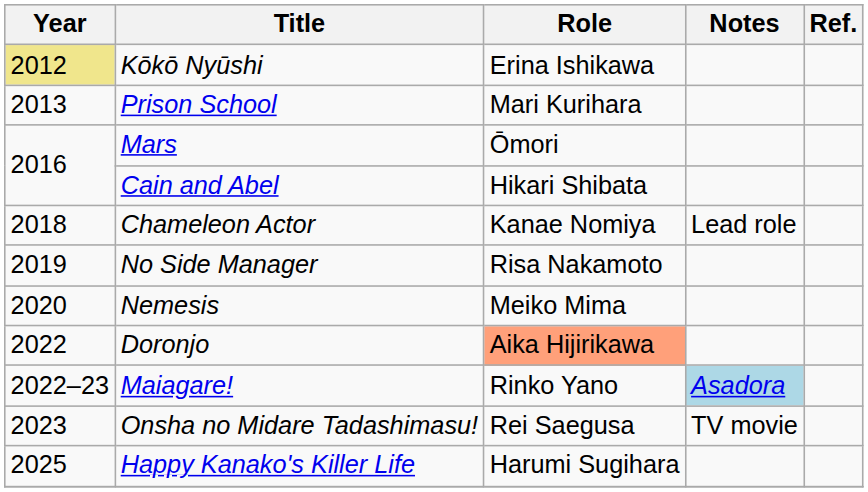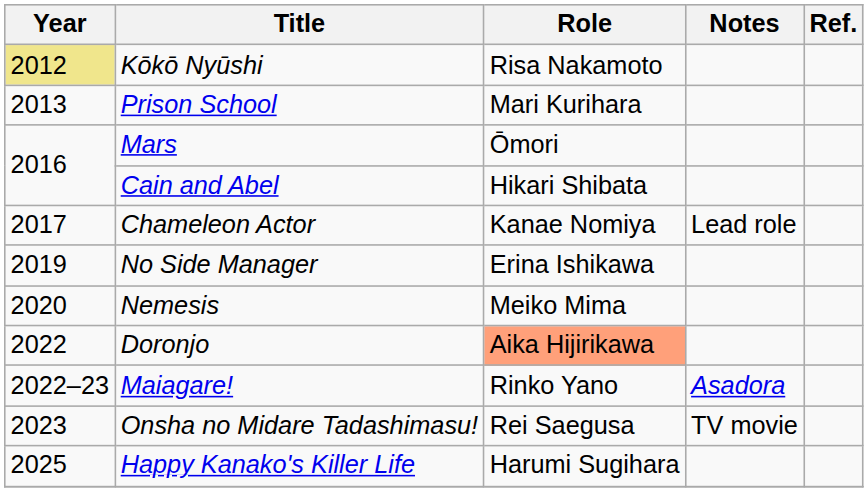(572, 64) Erina Ishikawa -> (576, 64) Risa Nakamoto
(39, 225) 2018 -> (39, 225) 2017
(576, 265) Risa Nakamoto -> (572, 265) Erina Ishikawa
(738, 385) lightblue background -> (738, 385) no background
